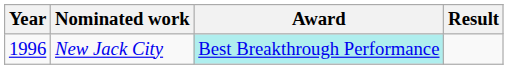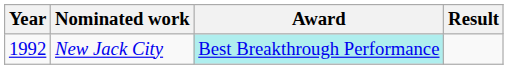(28, 49) 1996 -> (28, 49) 1992
